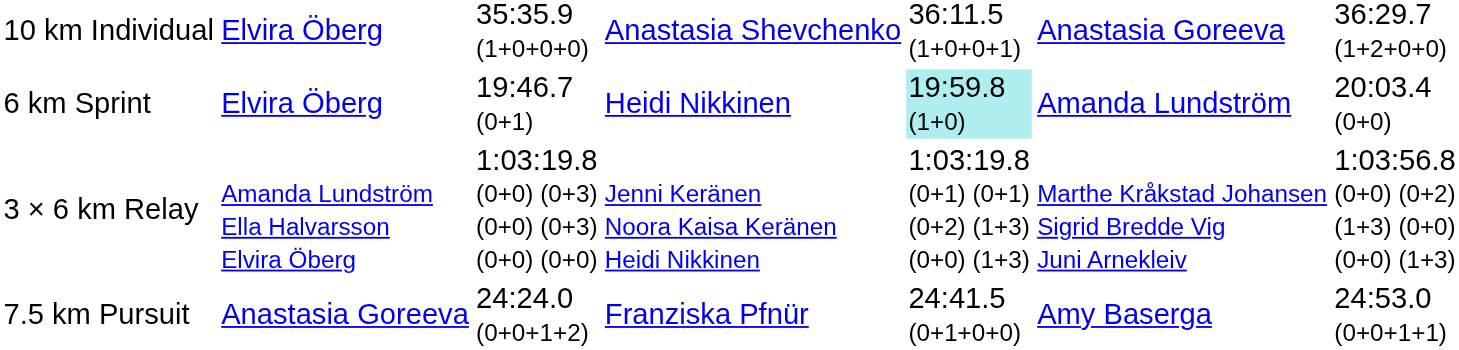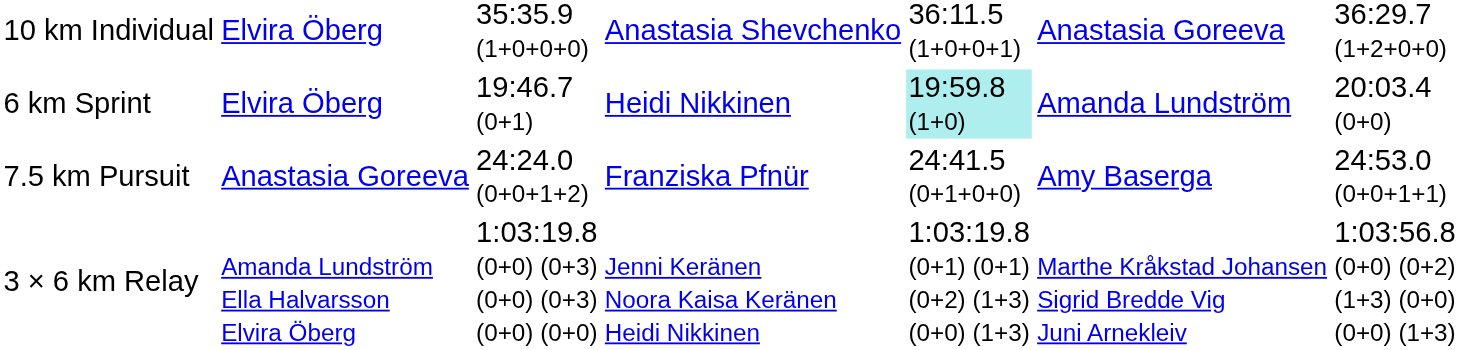rows swapped: (97, 314) <-> (101, 209)
